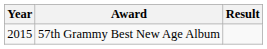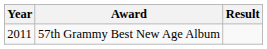(20, 34) 2015 -> (20, 34) 2011
